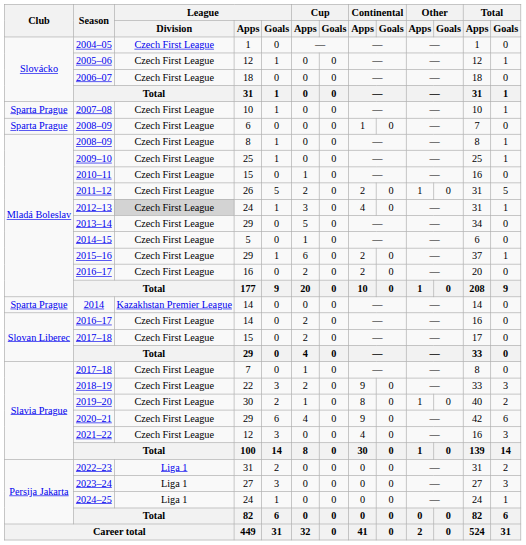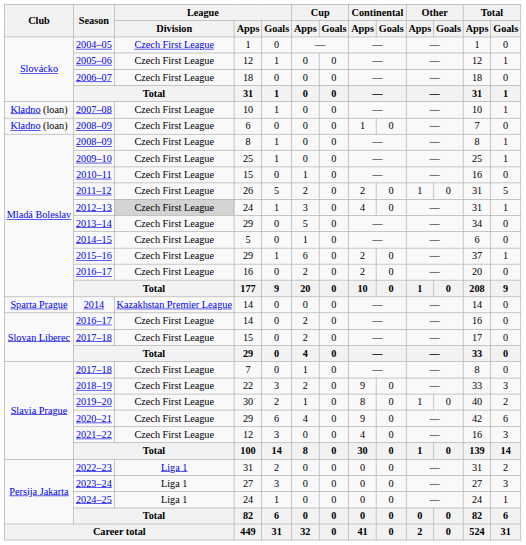(39, 110) Sparta Prague -> (39, 110) Kladno (loan)
(39, 126) Sparta Prague -> (39, 126) Kladno (loan)
